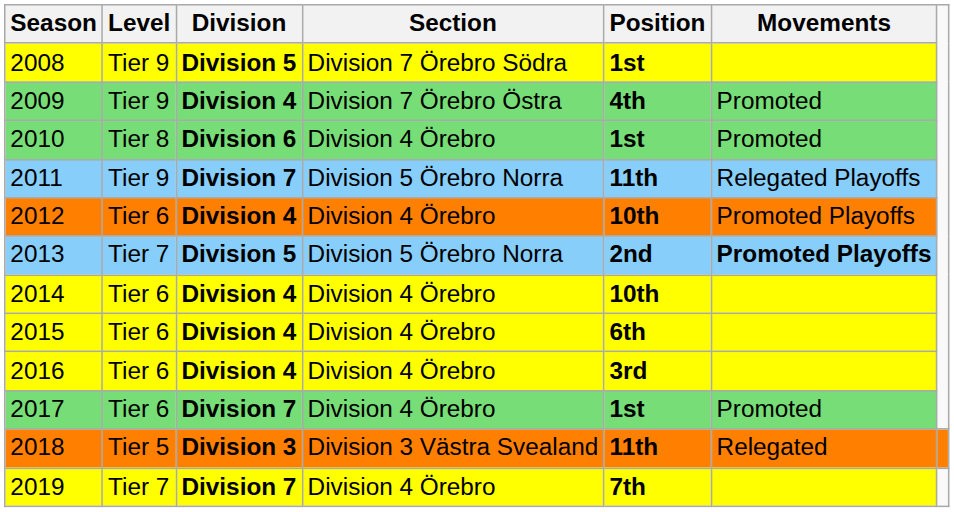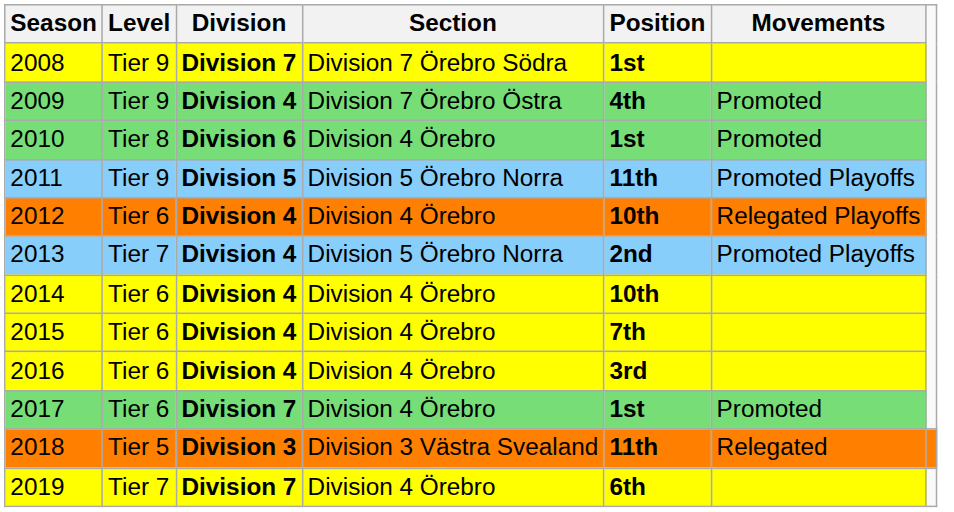(239, 62) Division 5 -> (239, 62) Division 7
(239, 178) Division 7 -> (239, 178) Division 5
(818, 178) Relegated Playoffs -> (816, 178) Promoted Playoffs
(816, 216) Promoted Playoffs -> (818, 216) Relegated Playoffs
(239, 255) Division 5 -> (239, 255) Division 4
(824, 255) bold -> (816, 255) normal
(628, 332) 6th -> (628, 332) 7th
(628, 486) 7th -> (628, 486) 6th
